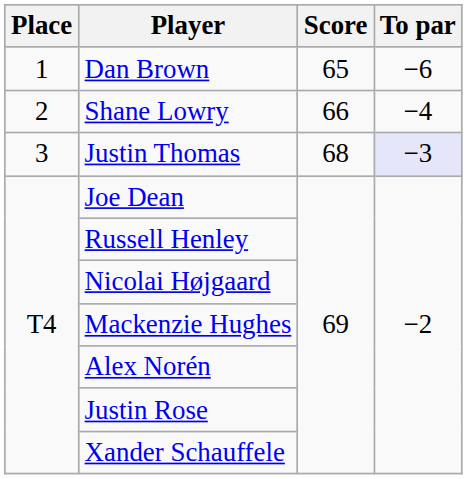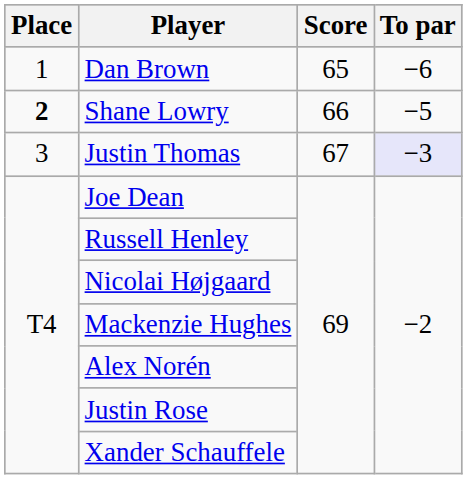(42, 111) normal -> (42, 111) bold
(418, 111) −4 -> (418, 111) −5
(336, 153) 68 -> (336, 153) 67
